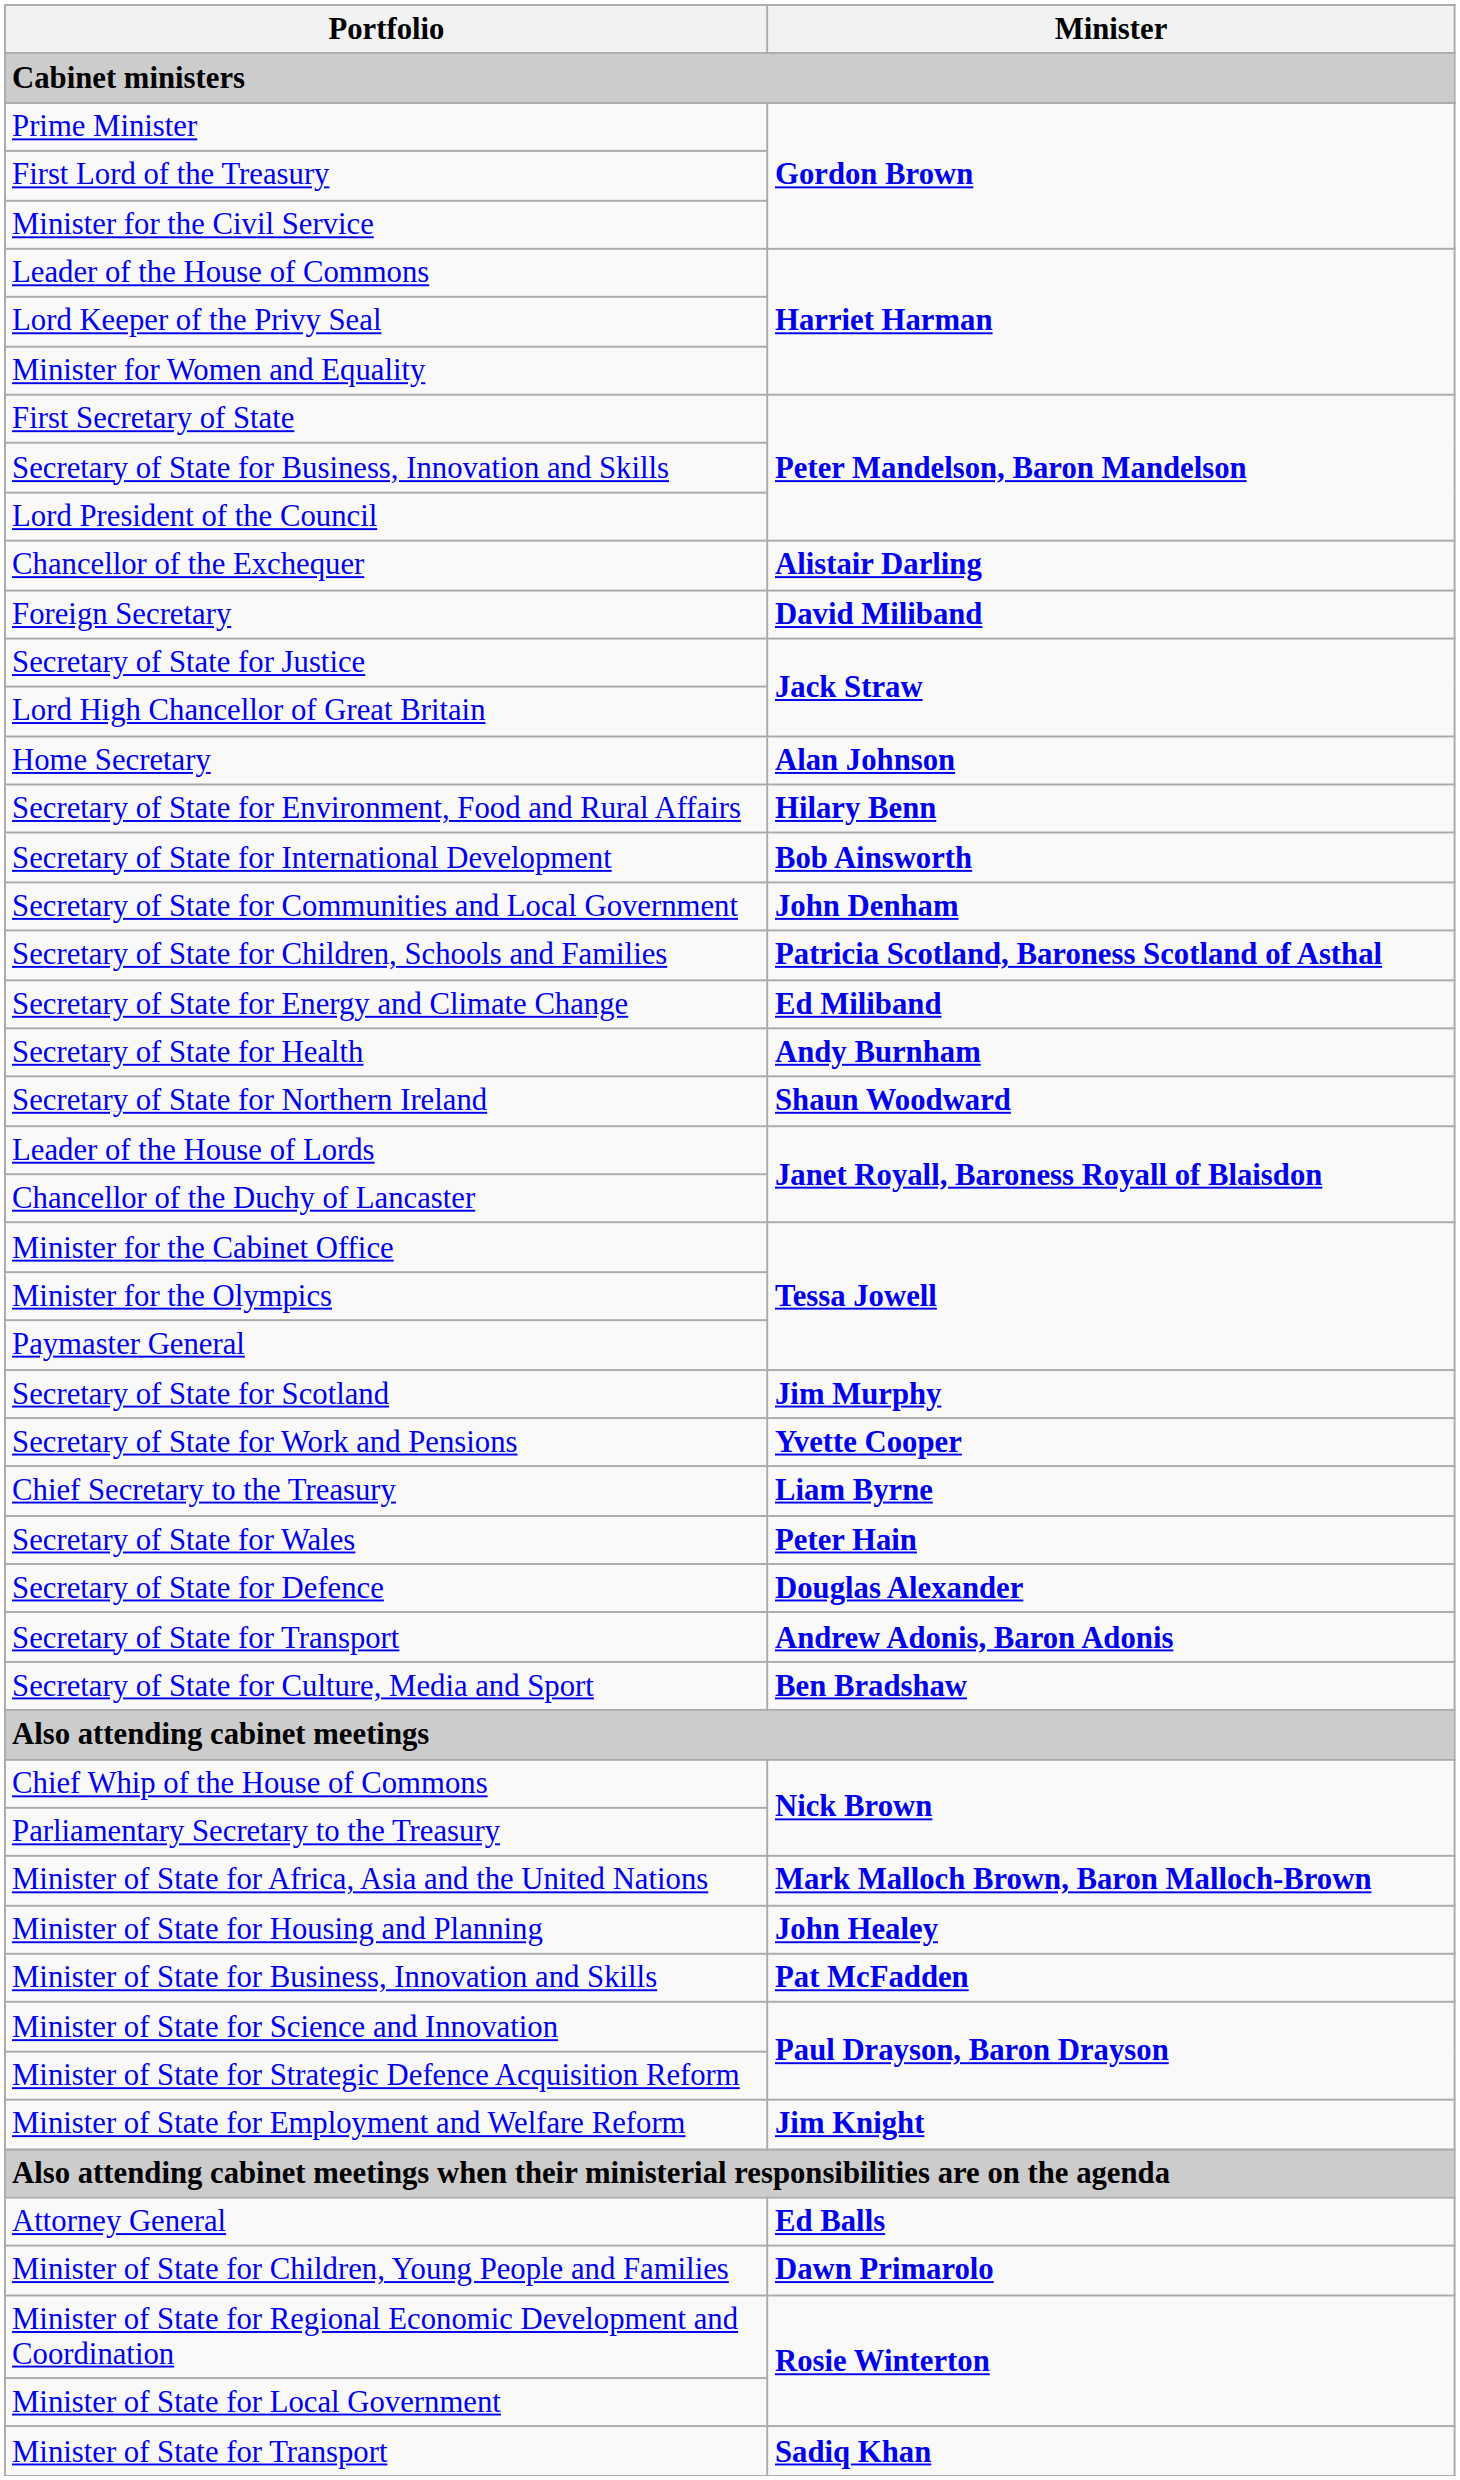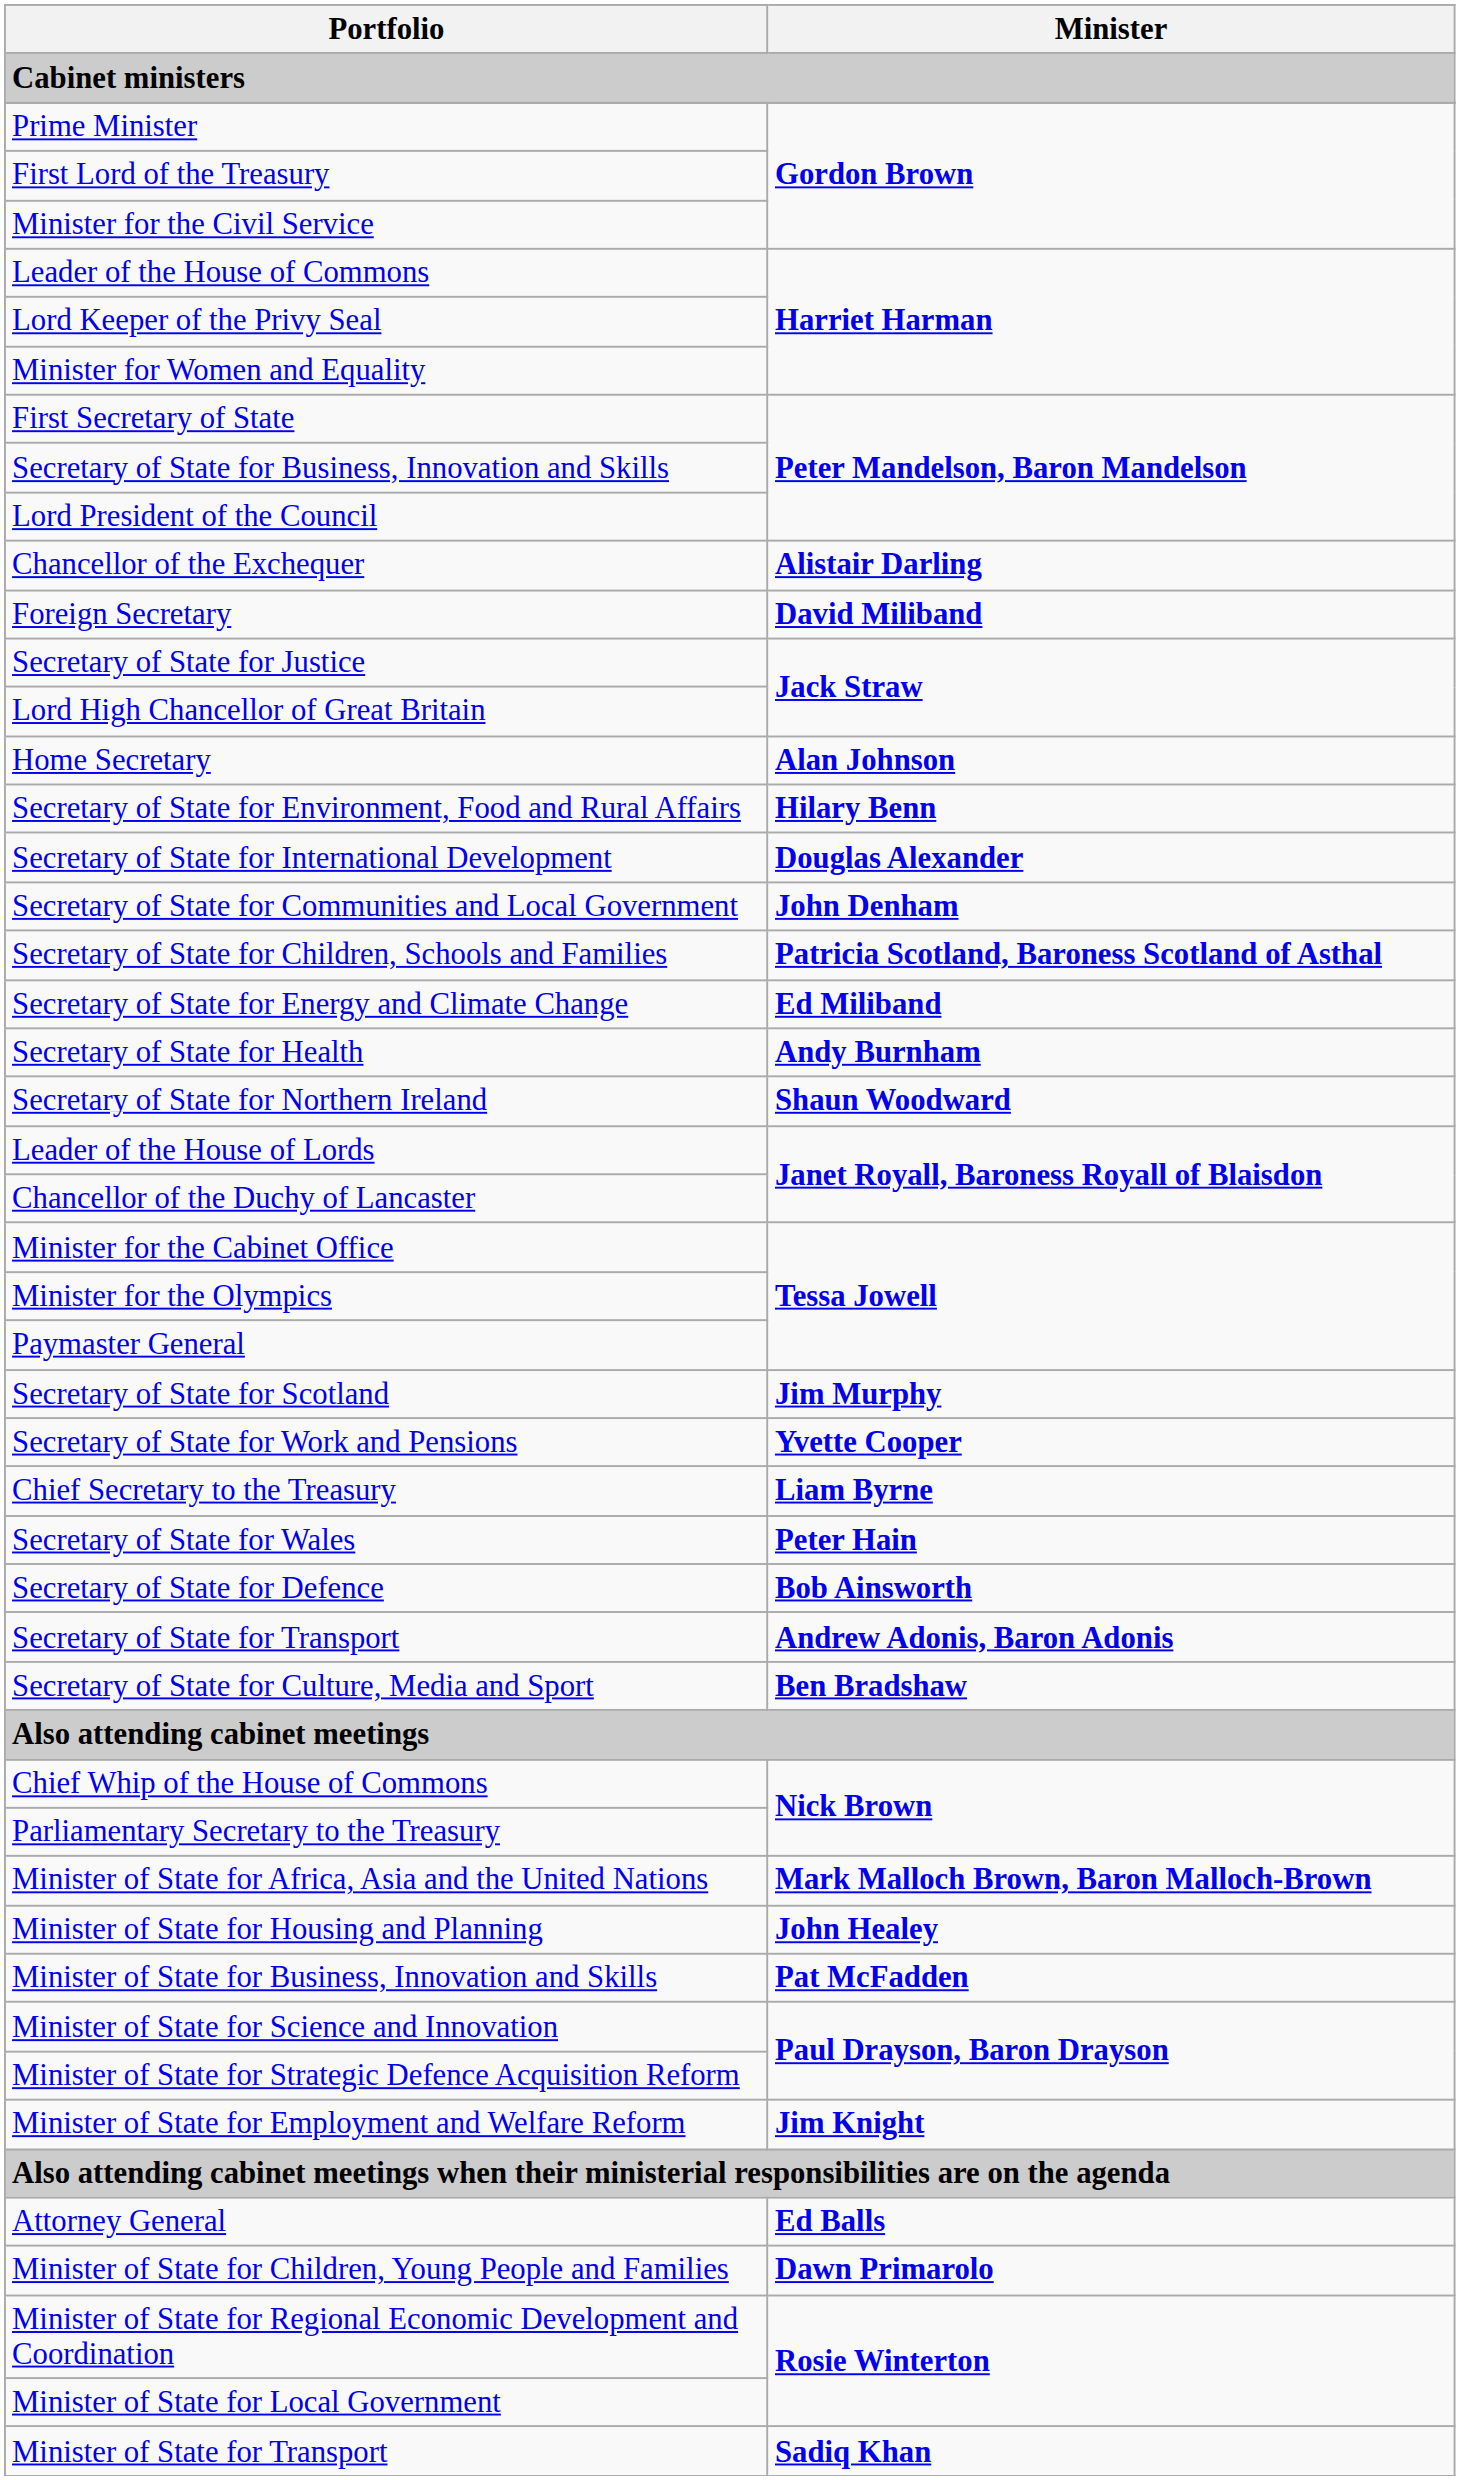(874, 857) Bob Ainsworth -> (899, 857) Douglas Alexander
(899, 1587) Douglas Alexander -> (874, 1587) Bob Ainsworth
